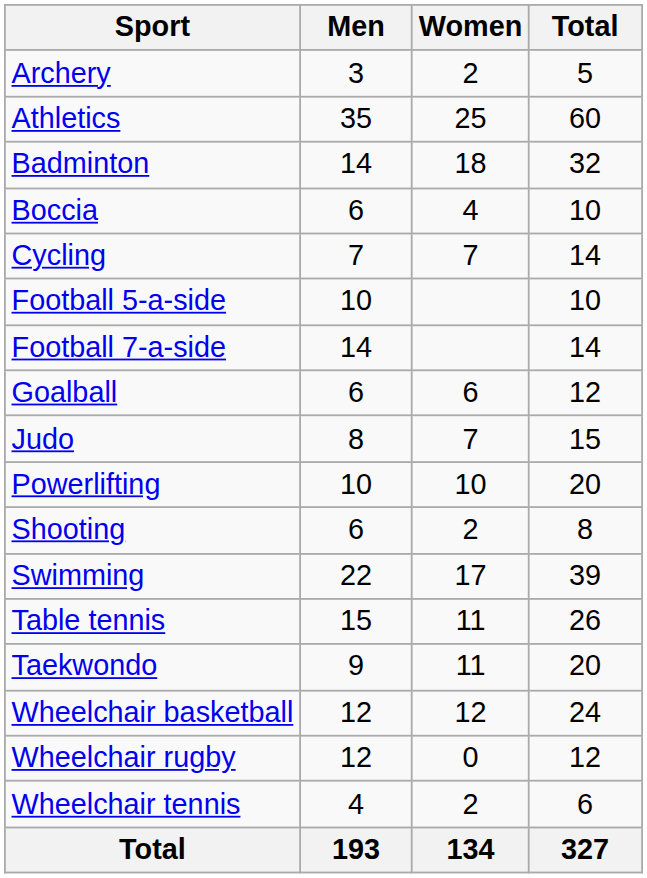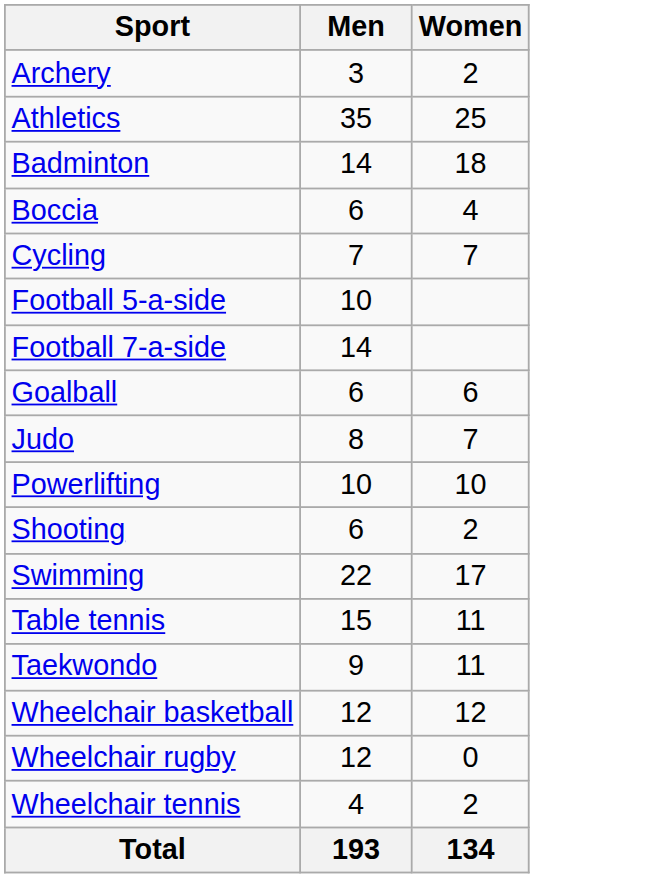- column: (585, 27)
